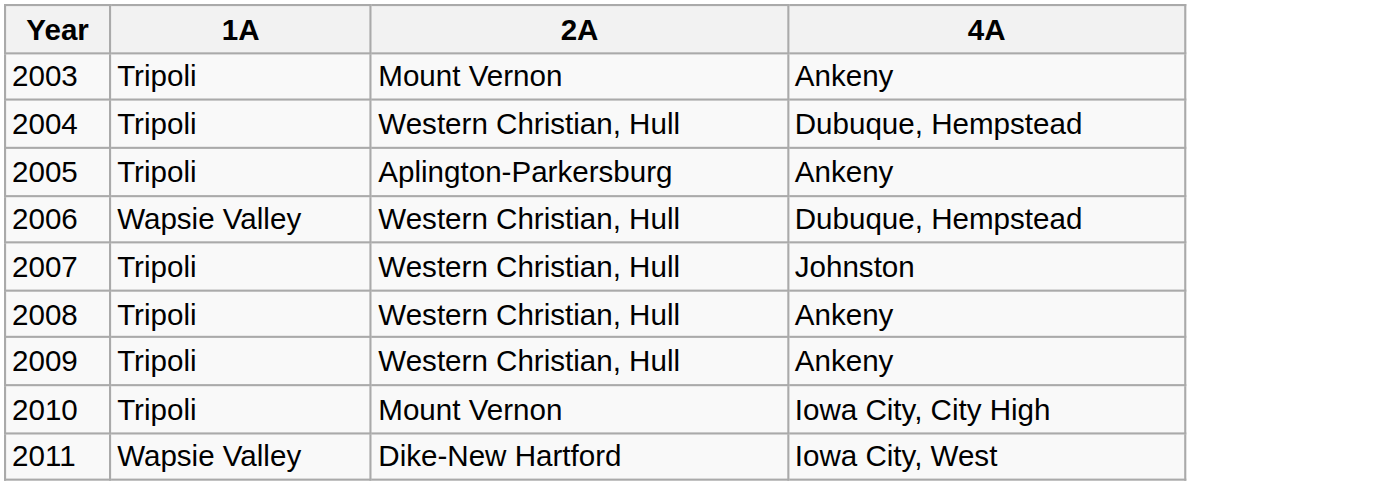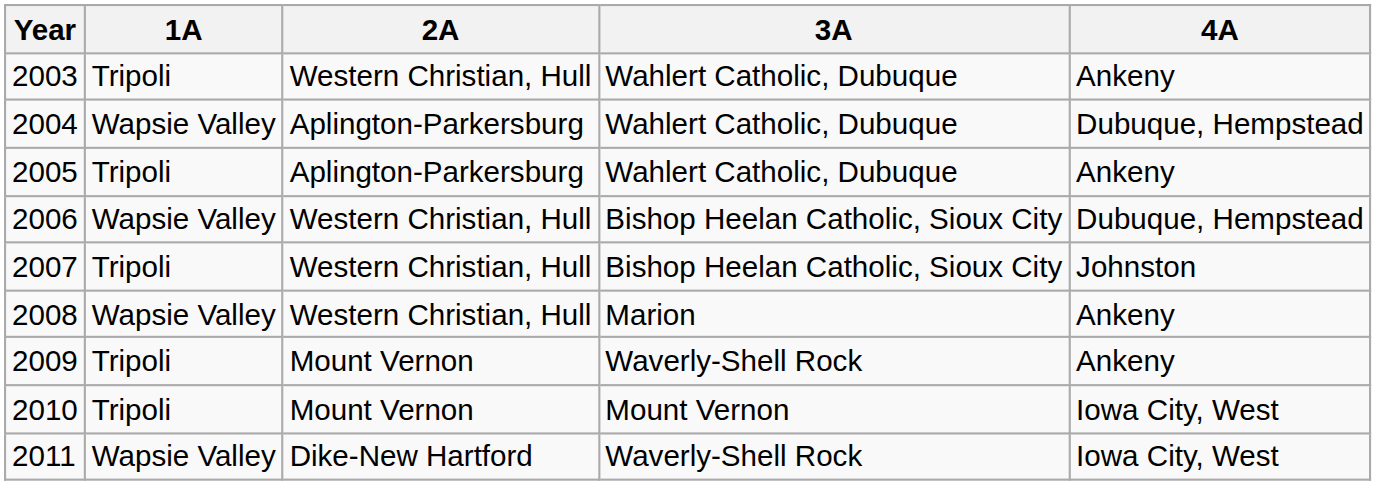+ column: (834, 29)
(470, 76) Mount Vernon -> (441, 76) Western Christian, Hull
(157, 124) Tripoli -> (184, 124) Wapsie Valley
(529, 124) Western Christian, Hull -> (437, 124) Aplington-Parkersburg
(157, 314) Tripoli -> (184, 314) Wapsie Valley
(529, 361) Western Christian, Hull -> (382, 361) Mount Vernon
(923, 409) Iowa City, City High -> (1177, 409) Iowa City, West
